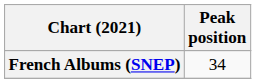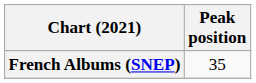(217, 64) 34 -> (217, 64) 35
